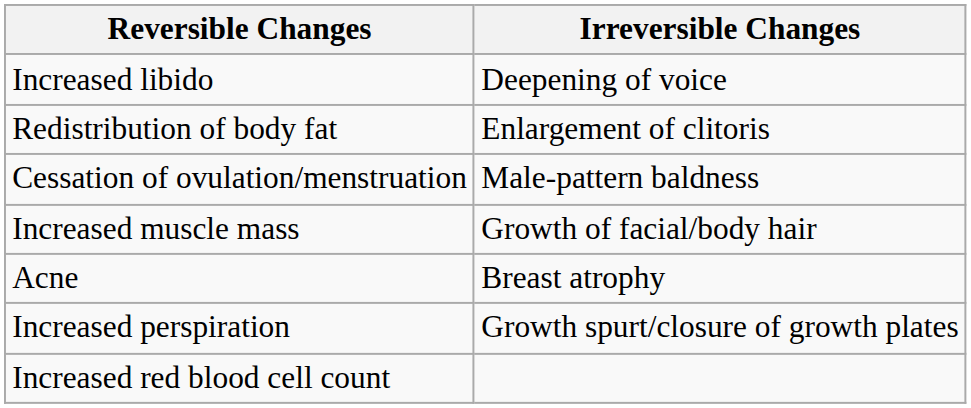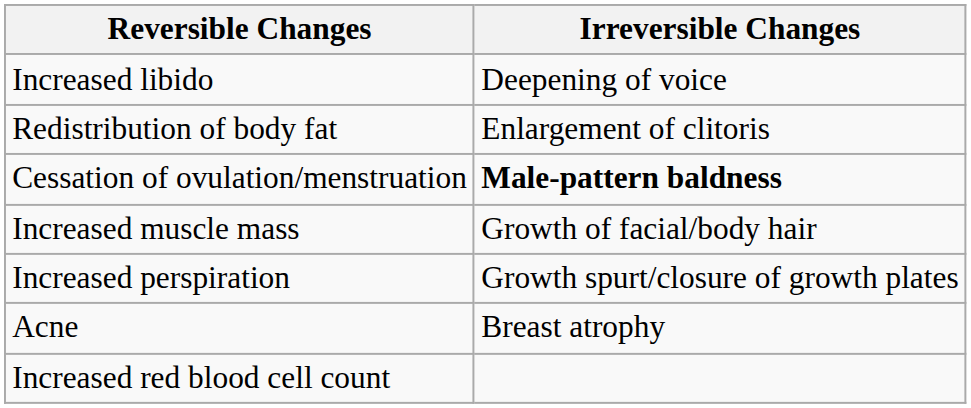(620, 178) normal -> (632, 178) bold
rows swapped: (151, 327) <-> (45, 278)
